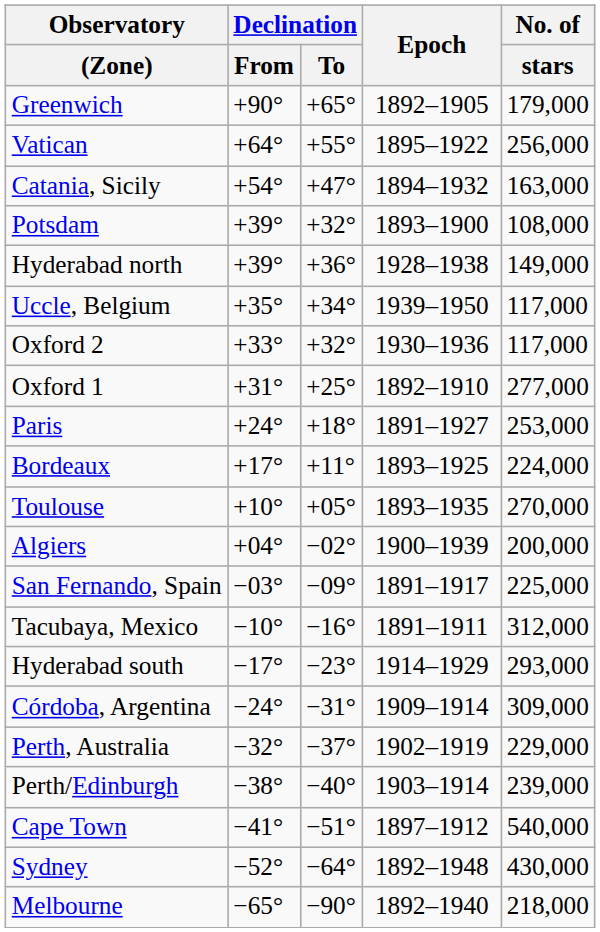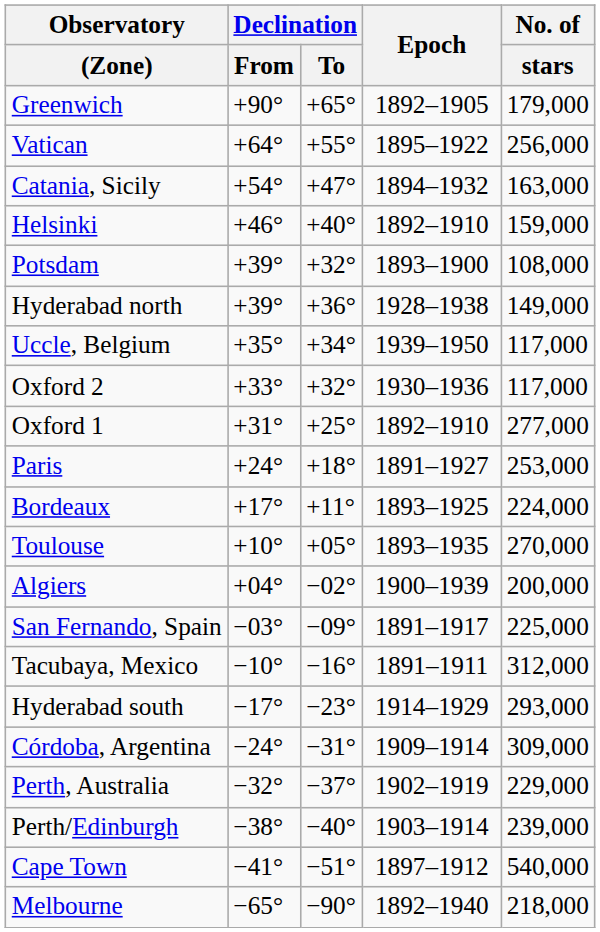+ row: (55, 225)
- row: (50, 866)
